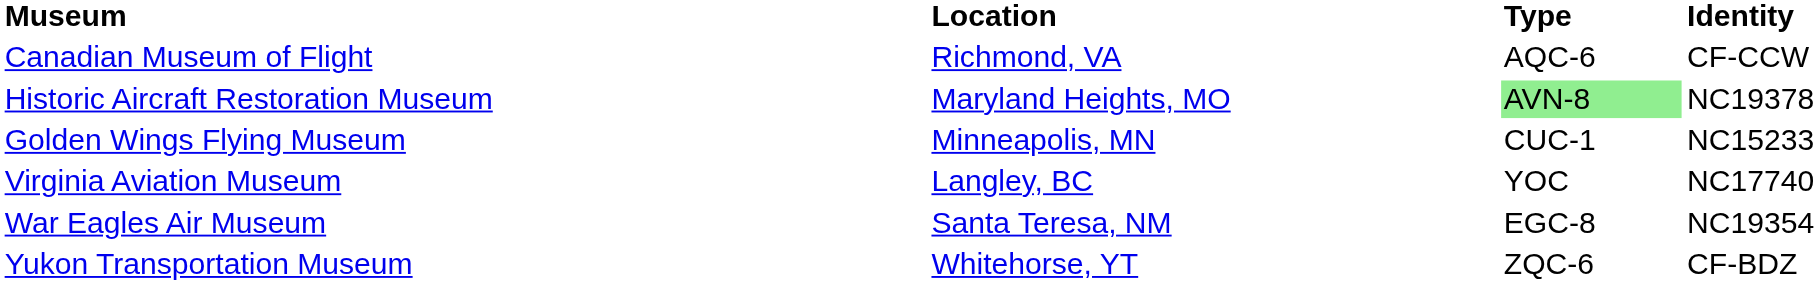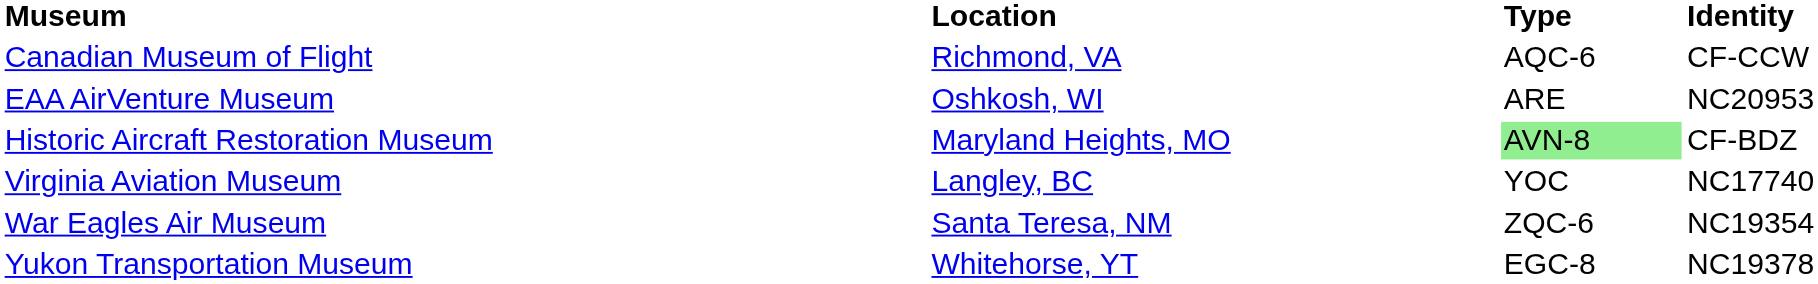+ row: (169, 98)
(1751, 98) NC19378 -> (1742, 140) CF-BDZ
- row: (205, 140)
(1550, 222) EGC-8 -> (1549, 222) ZQC-6
(1549, 264) ZQC-6 -> (1550, 264) EGC-8
(1742, 264) CF-BDZ -> (1751, 264) NC19378
